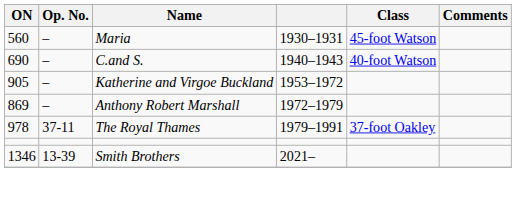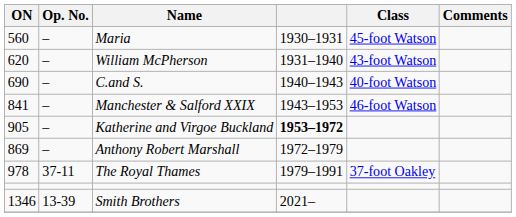+ row: (18, 60)
+ row: (18, 104)
(311, 82) normal -> (311, 127) bold
